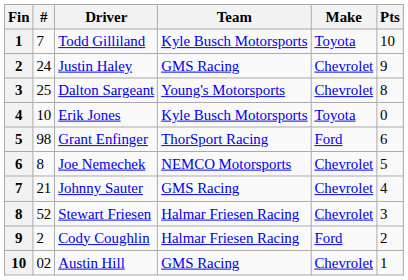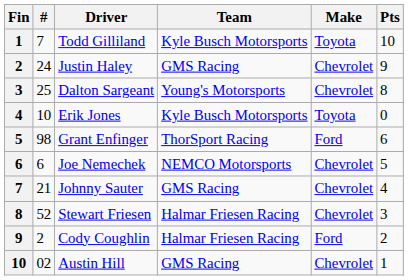(40, 164) 8 -> (40, 164) 6
